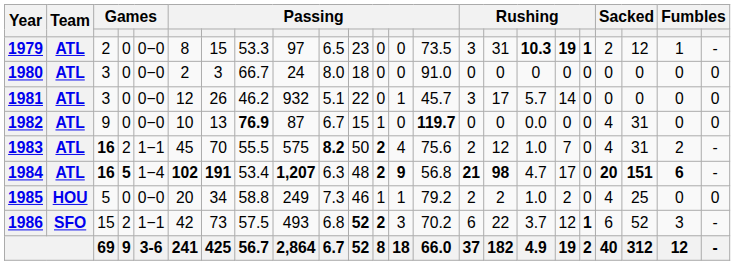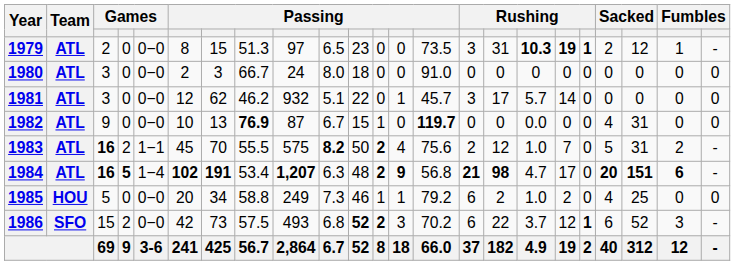(254, 49) 53.3 -> (254, 49) 51.3
(218, 98) 26 -> (218, 98) 62
(609, 148) 4 -> (609, 148) 5
(471, 198) 2 -> (471, 198) 6
(151, 223) 1−1 -> (151, 223) 0−0
